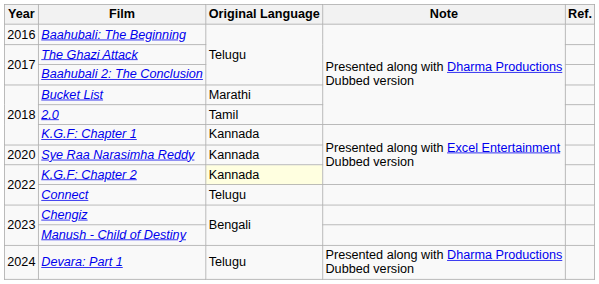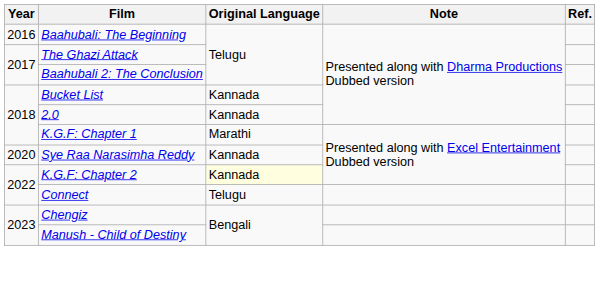(230, 94) Marathi -> (234, 94) Kannada
(223, 114) Tamil -> (234, 114) Kannada
(234, 134) Kannada -> (230, 134) Marathi
- row: (82, 262)
